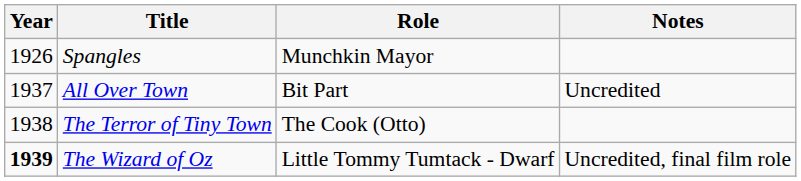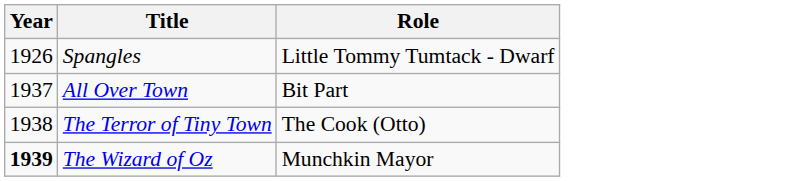- column: (678, 21)
(358, 55) Munchkin Mayor -> (418, 55) Little Tommy Tumtack - Dwarf
(418, 158) Little Tommy Tumtack - Dwarf -> (358, 158) Munchkin Mayor
